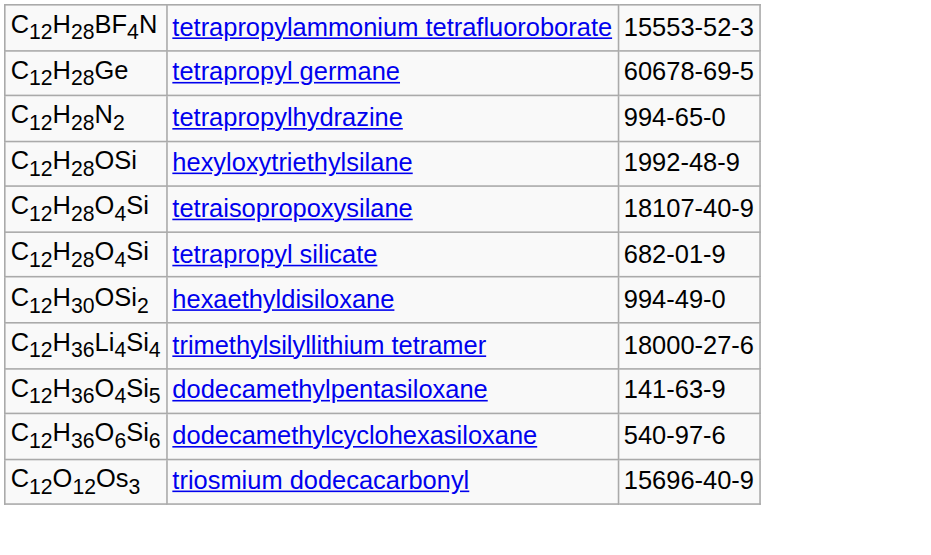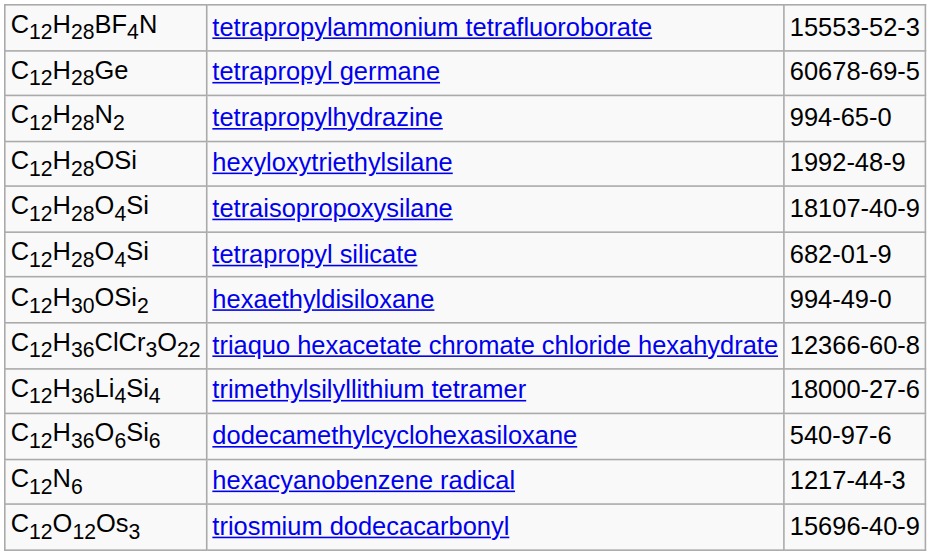+ row: (495, 345)
- row: (330, 390)
+ row: (364, 481)
